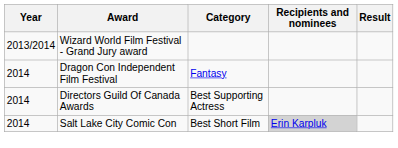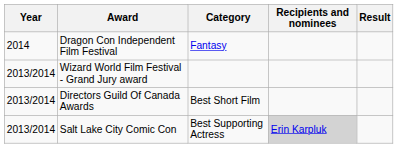rows swapped: (117, 73) <-> (121, 46)
(18, 101) 2014 -> (31, 101) 2013/2014
(227, 101) Best Supporting Actress -> (225, 101) Best Short Film
(18, 123) 2014 -> (31, 129) 2013/2014
(225, 123) Best Short Film -> (227, 129) Best Supporting Actress
